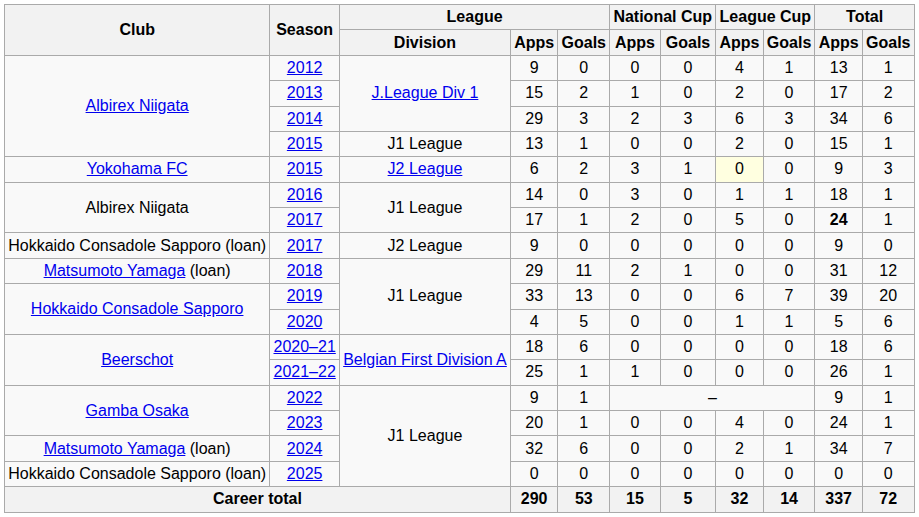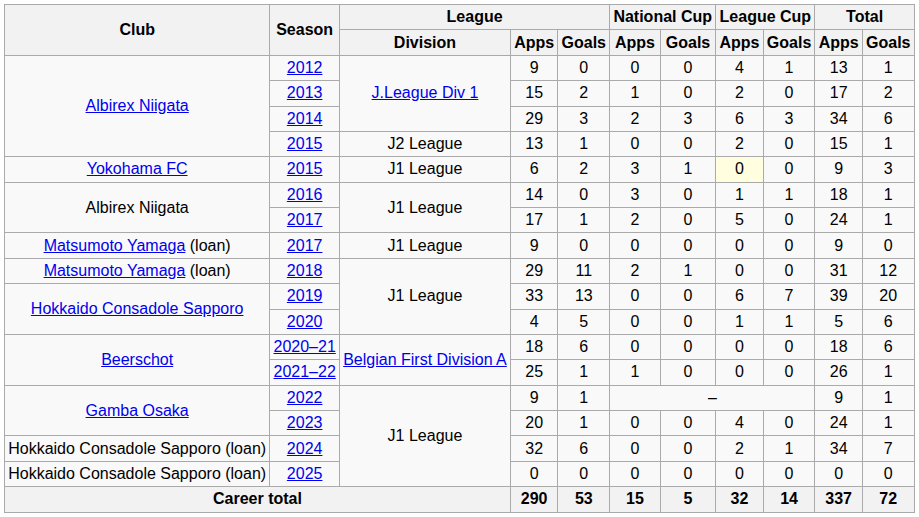(425, 144) J1 League -> (425, 144) J2 League
(425, 169) J2 League -> (425, 169) J1 League
(839, 220) bold -> (839, 220) normal
(137, 245) Hokkaido Consadole Sapporo (loan) -> (137, 245) Matsumoto Yamaga (loan)
(425, 245) J2 League -> (425, 245) J1 League
(137, 448) Matsumoto Yamaga (loan) -> (137, 448) Hokkaido Consadole Sapporo (loan)
